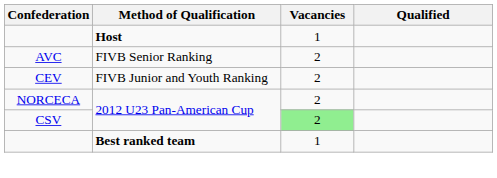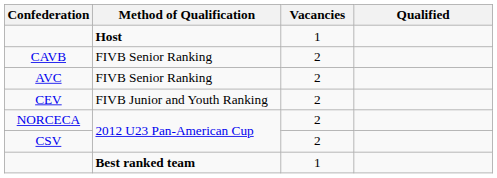+ row: (48, 57)
(317, 120) lightgreen background -> (317, 141) no background
